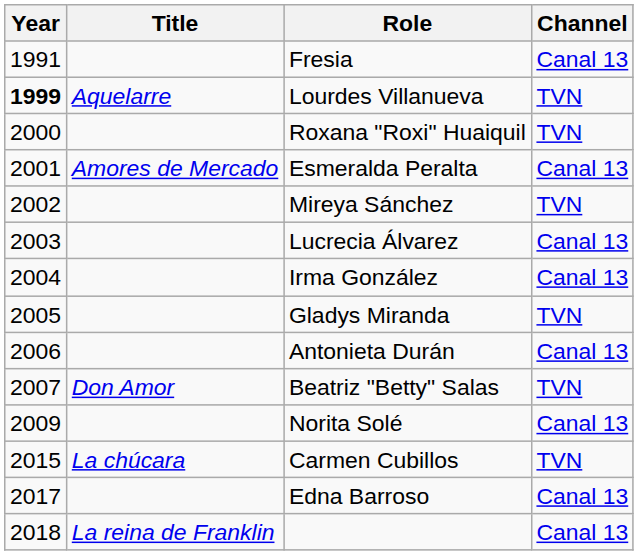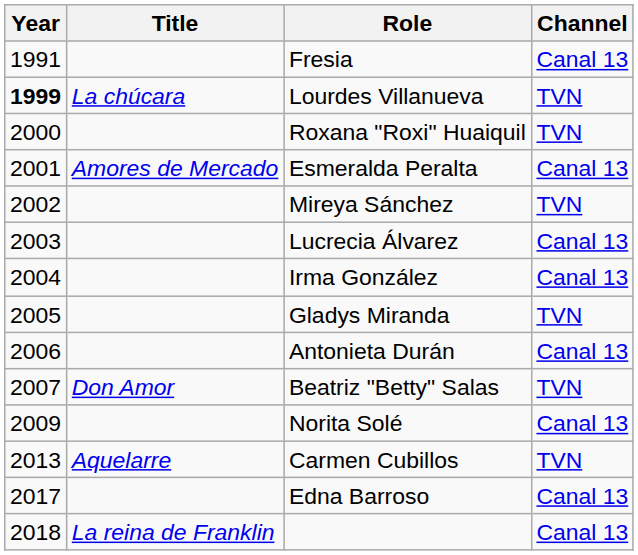(122, 96) Aquelarre -> (129, 96) La chúcara
(36, 459) 2015 -> (36, 459) 2013
(129, 459) La chúcara -> (122, 459) Aquelarre
